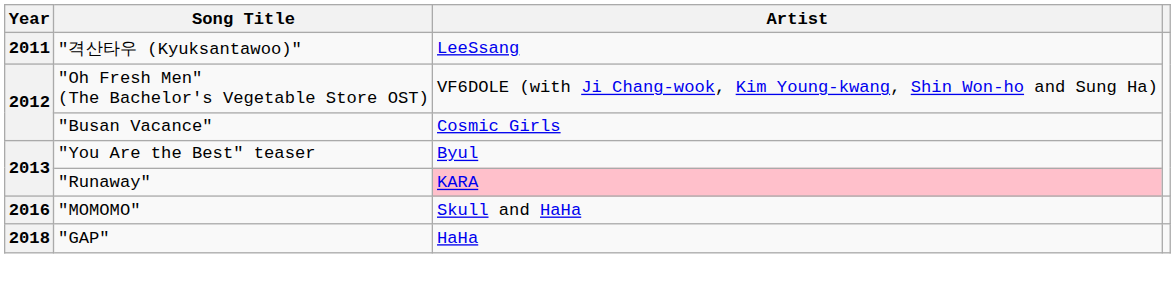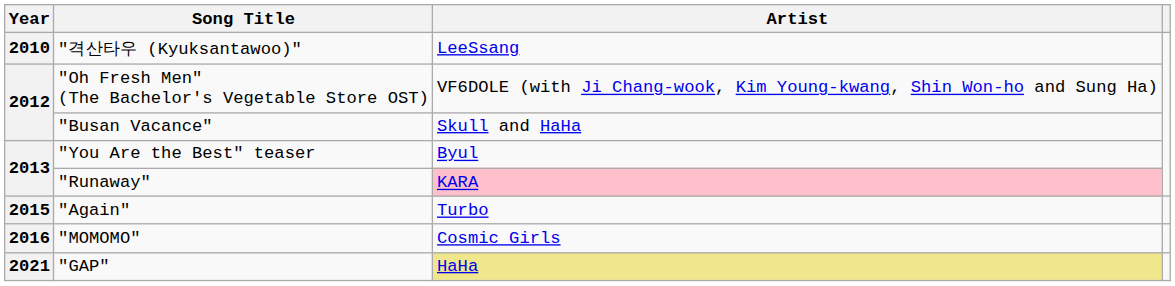(29, 49) 2011 -> (29, 49) 2010
(499, 126) Cosmic Girls -> (509, 126) Skull and HaHa
+ row: (94, 210)
(509, 210) Skull and HaHa -> (499, 238) Cosmic Girls
(29, 238) 2018 -> (29, 266) 2021
(458, 238) no background -> (458, 266) khaki background
